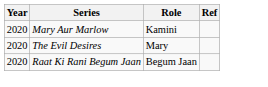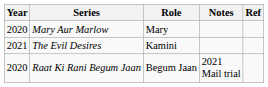+ column: (221, 12)
(161, 29) Kamini -> (157, 29) Mary
(17, 45) 2020 -> (17, 45) 2021
(157, 45) Mary -> (161, 45) Kamini
